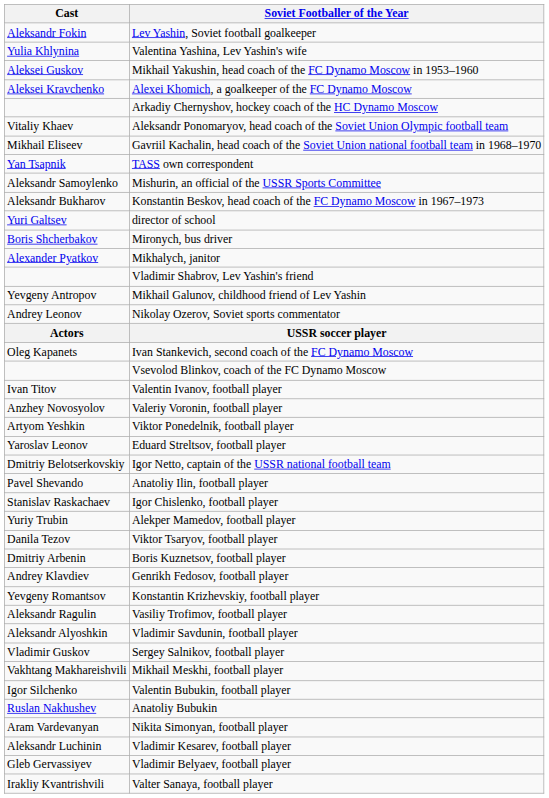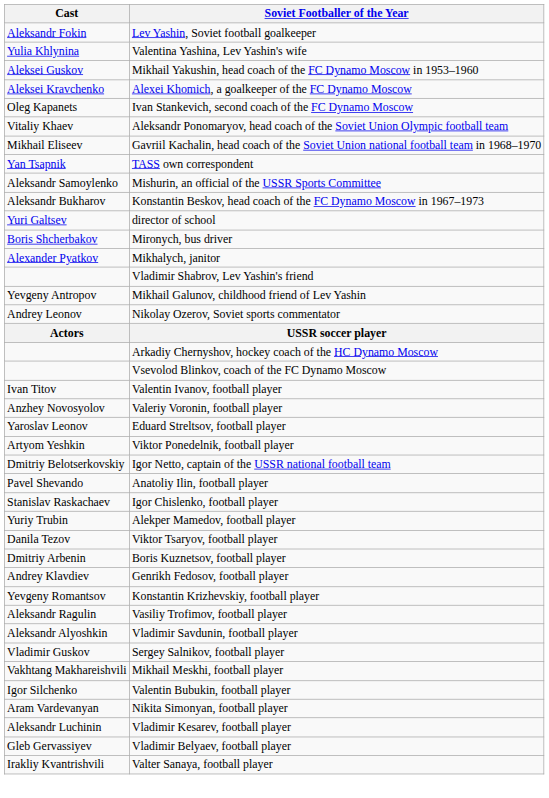rows swapped: (285, 107) <-> (272, 351)
rows swapped: (209, 445) <-> (213, 426)
- row: (175, 708)
